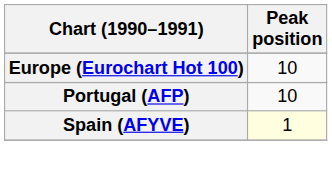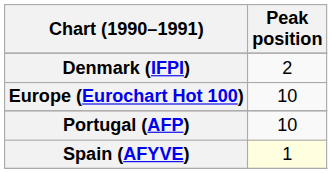+ row: (126, 67)
